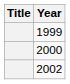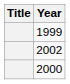rows swapped: (49, 50) <-> (49, 69)
